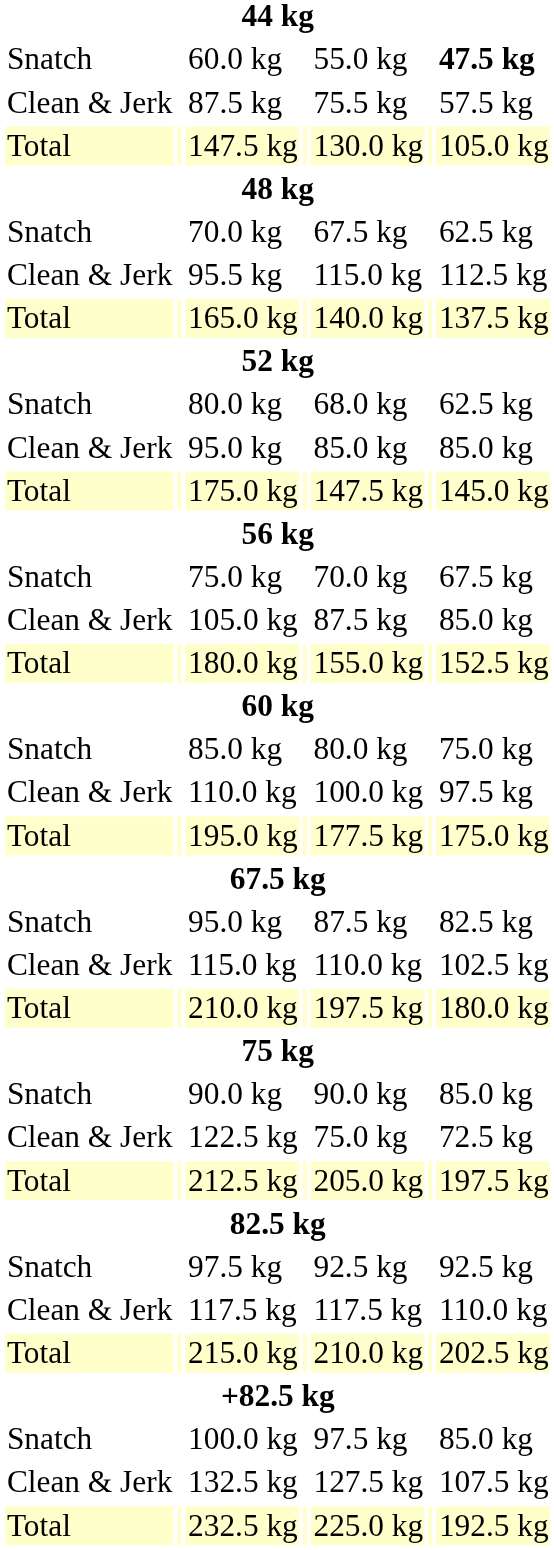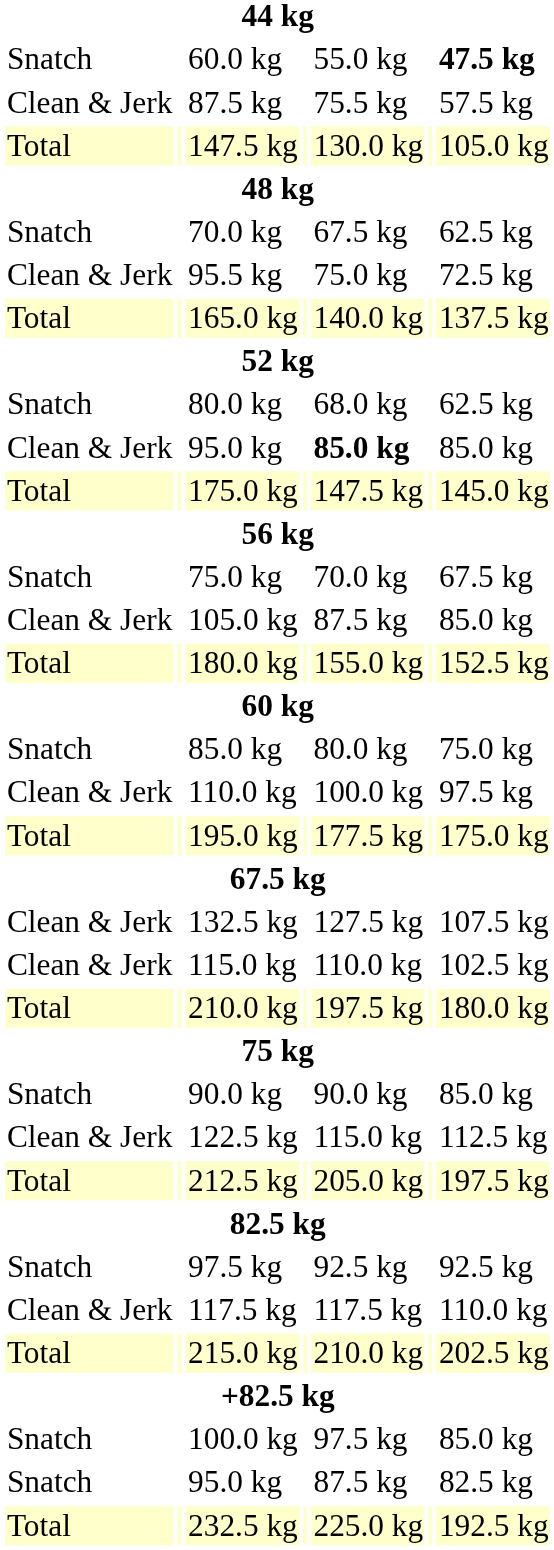(368, 274) 115.0 kg -> (361, 274) 75.0 kg
(493, 274) 112.5 kg -> (486, 274) 72.5 kg
(361, 447) normal -> (361, 447) bold
rows swapped: (50, 921) <-> (90, 1482)
(361, 1137) 75.0 kg -> (368, 1137) 115.0 kg
(486, 1137) 72.5 kg -> (493, 1137) 112.5 kg
